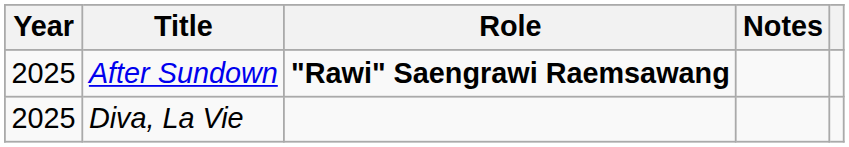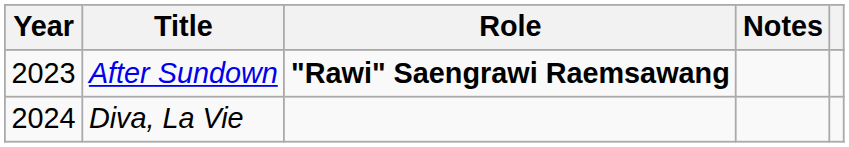(44, 73) 2025 -> (44, 73) 2023
(44, 118) 2025 -> (44, 118) 2024
